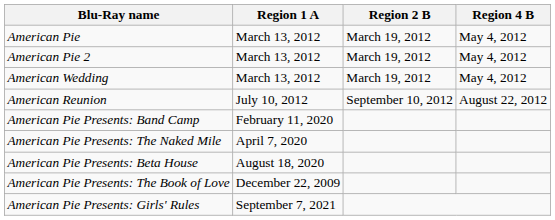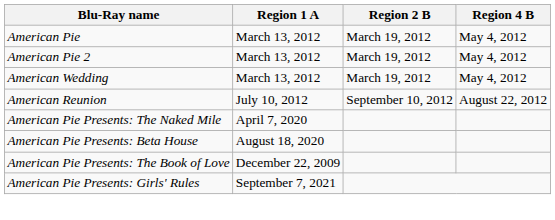- row: (103, 120)
